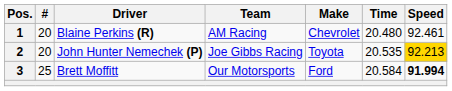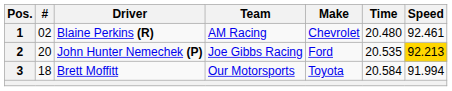(45, 33) 20 -> (45, 33) 02
(326, 52) Toyota -> (321, 52) Ford
(45, 71) 25 -> (45, 71) 18
(321, 71) Ford -> (326, 71) Toyota
(426, 71) bold -> (426, 71) normal
